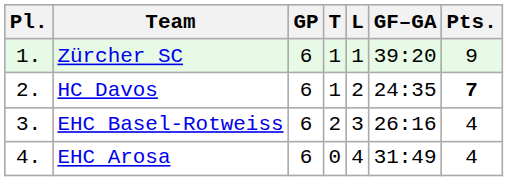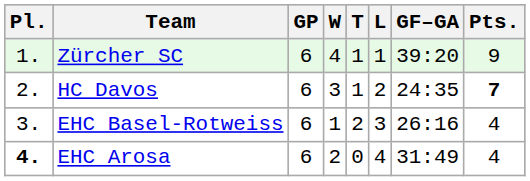+ column: (335, 22)
(29, 158) normal -> (29, 158) bold
